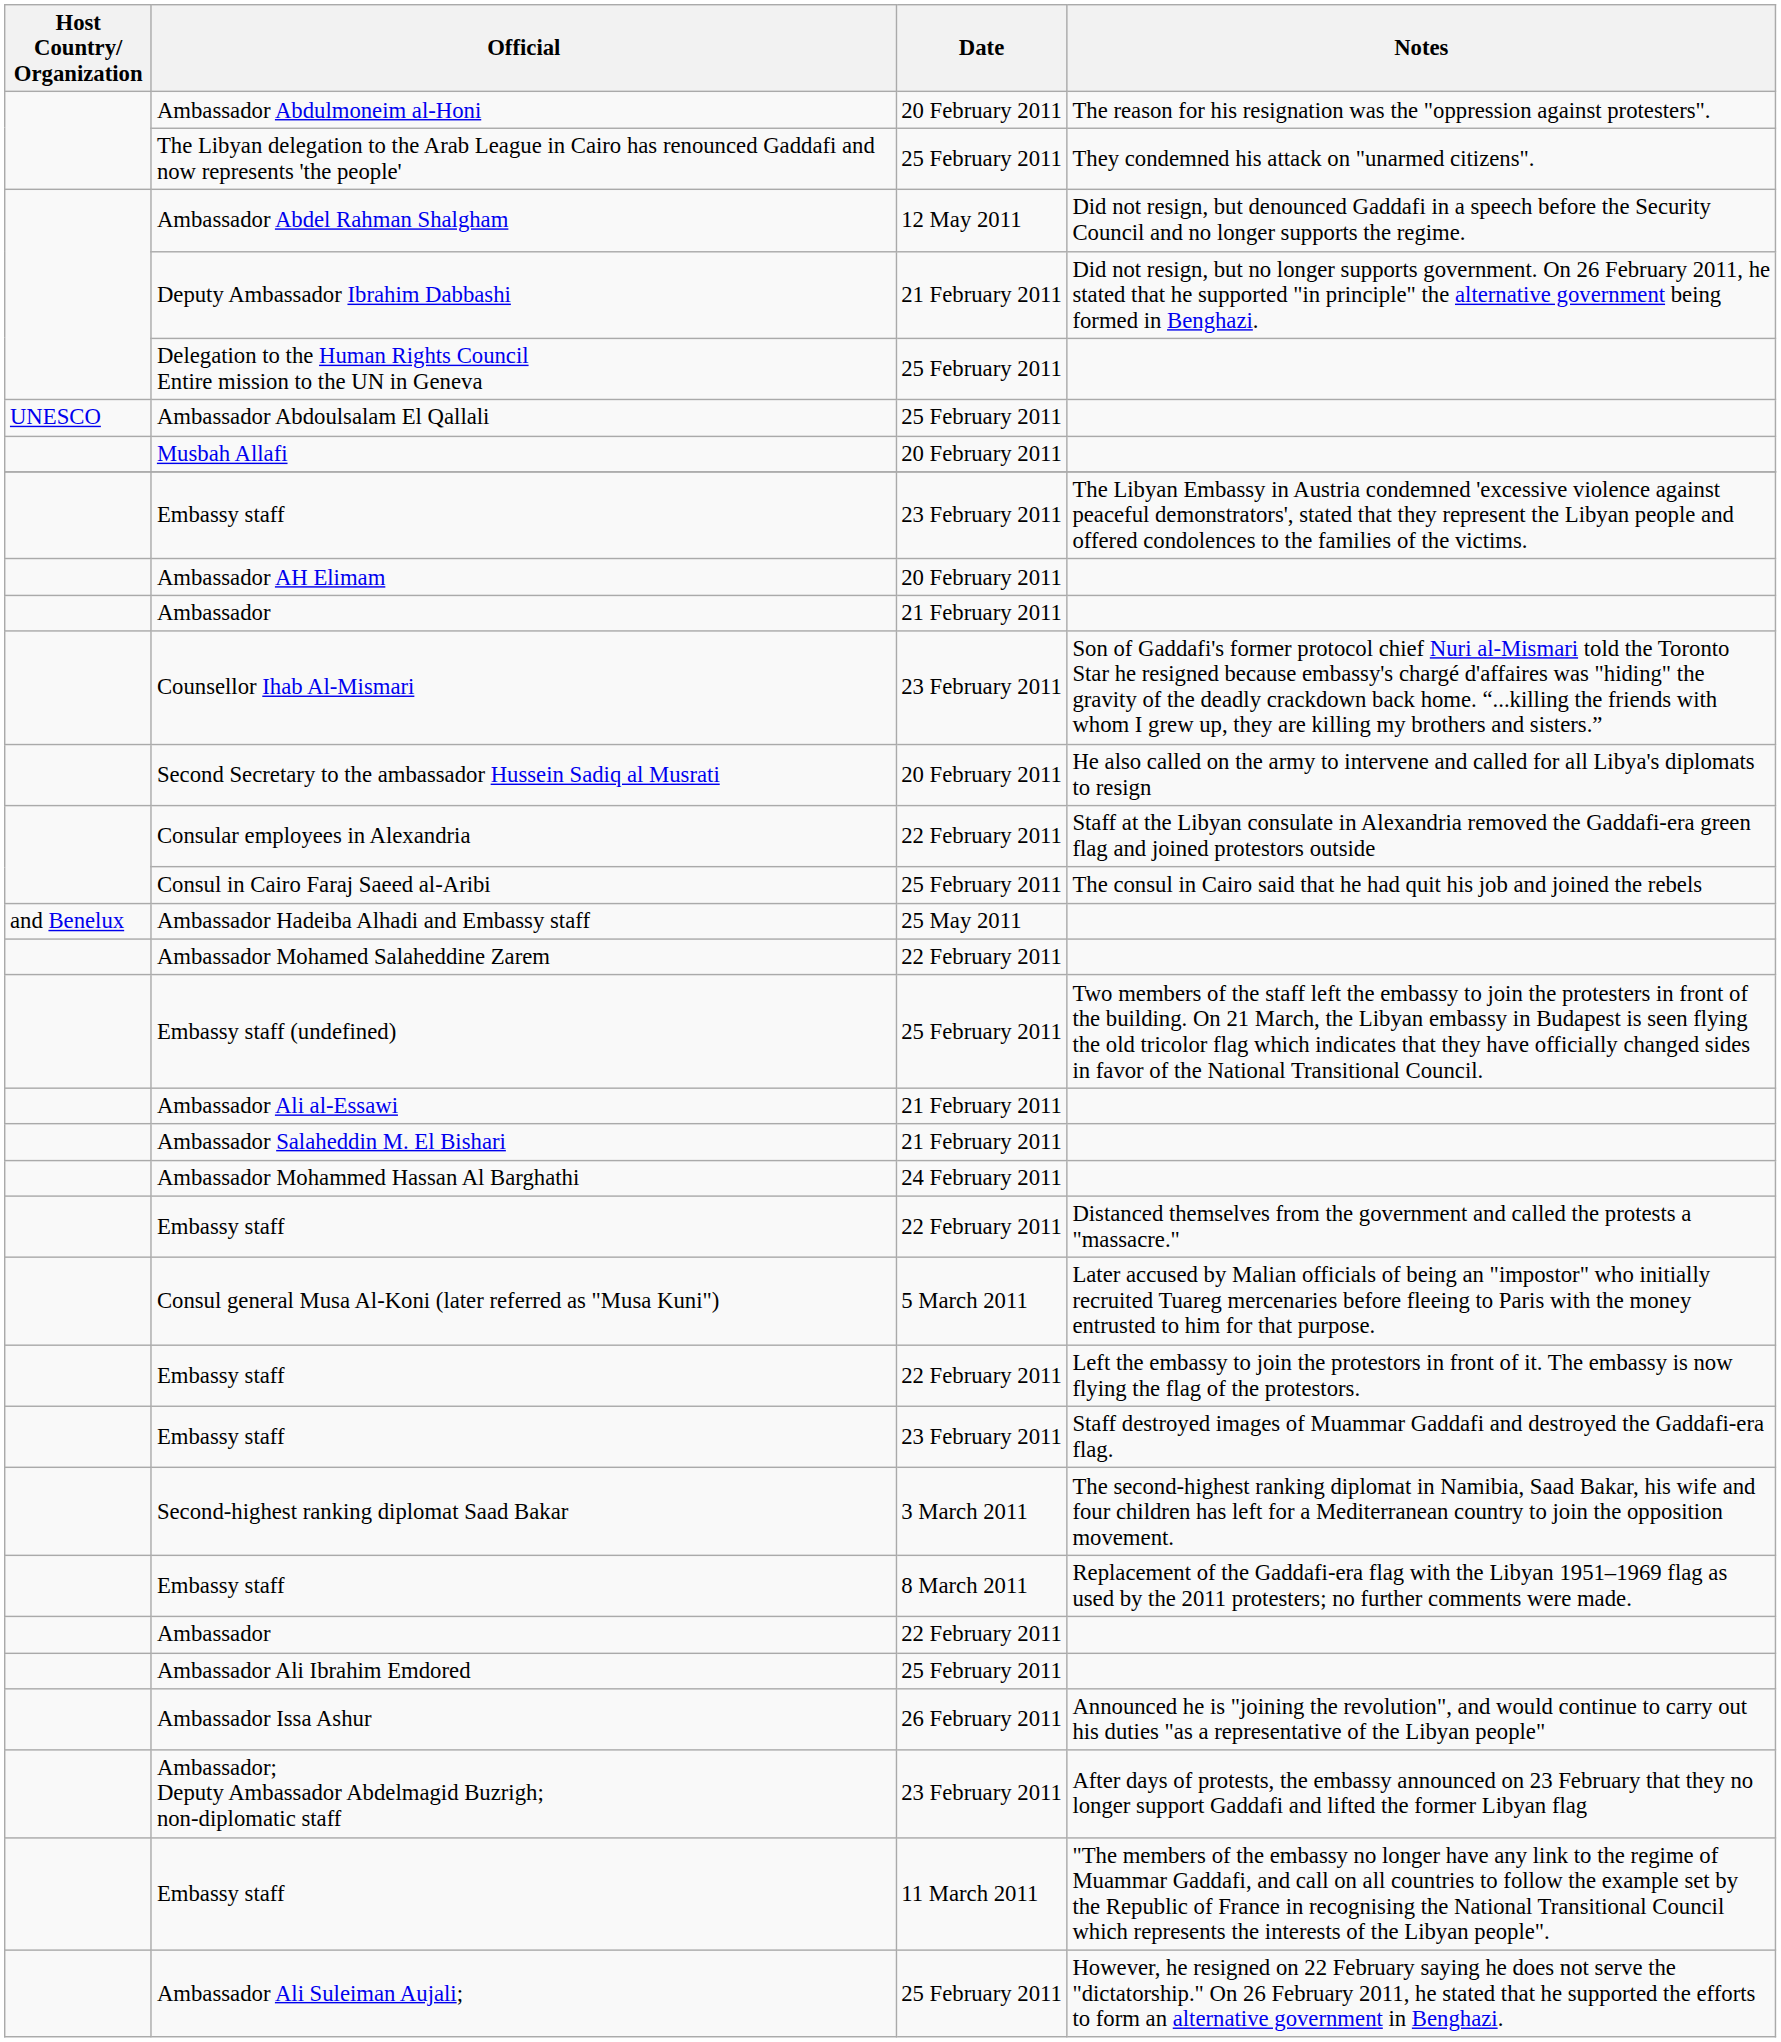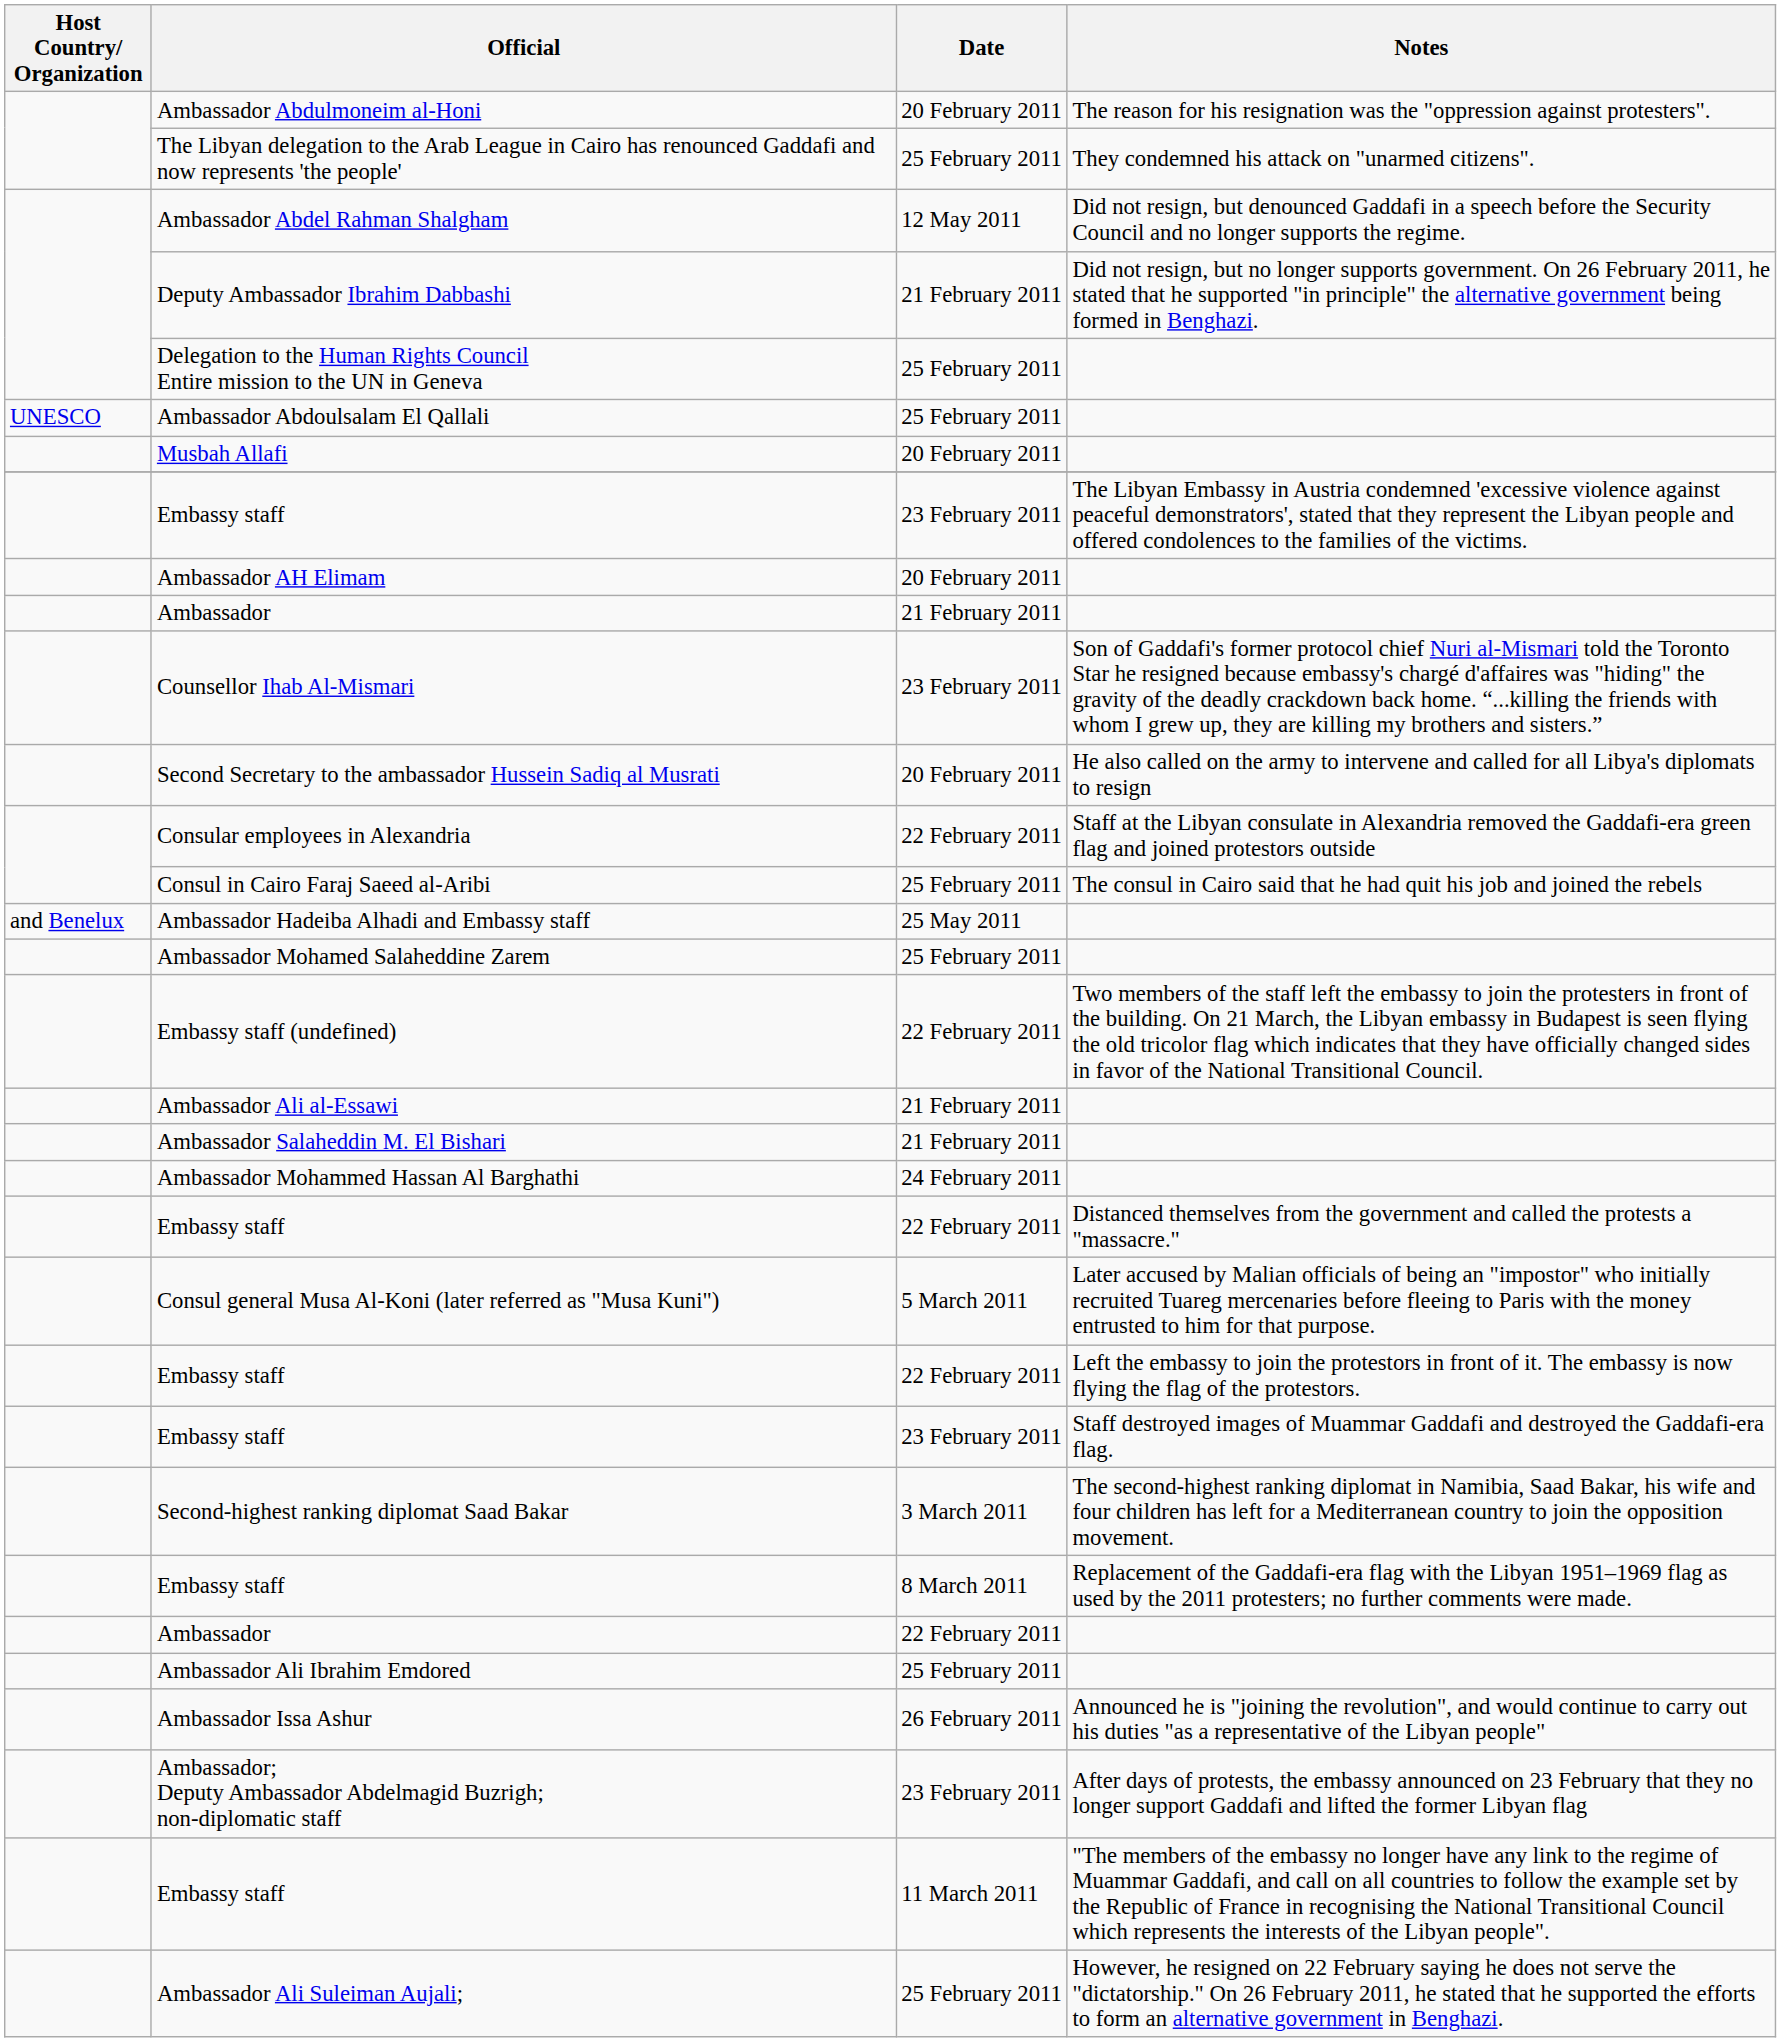(982, 956) 22 February 2011 -> (982, 956) 25 February 2011
(982, 1031) 25 February 2011 -> (982, 1031) 22 February 2011
